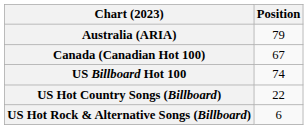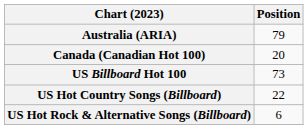(279, 54) 67 -> (279, 54) 20
(279, 74) 74 -> (279, 74) 73
